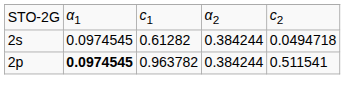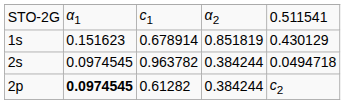(277, 17) c2 -> (299, 17) 0.511541
+ row: (15, 40)
(165, 40) 0.61282 -> (169, 63) 0.963782
(169, 63) 0.963782 -> (165, 86) 0.61282
(299, 63) 0.511541 -> (277, 87) c2
